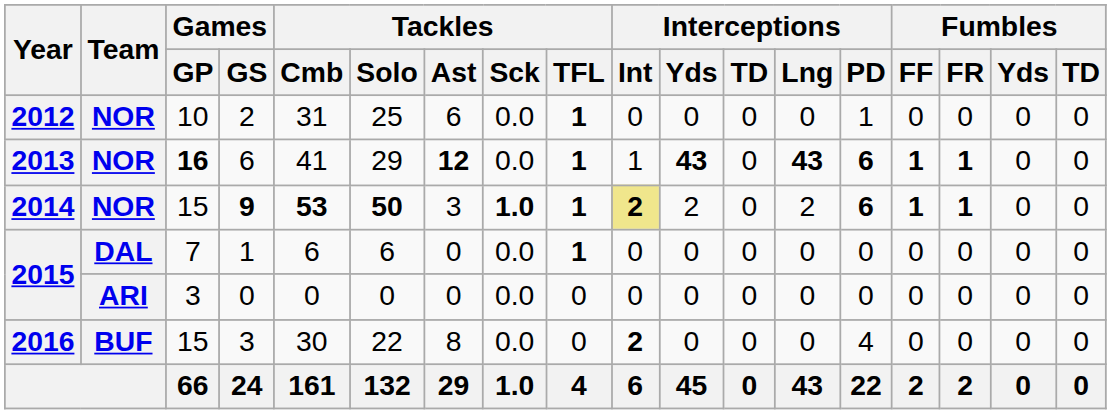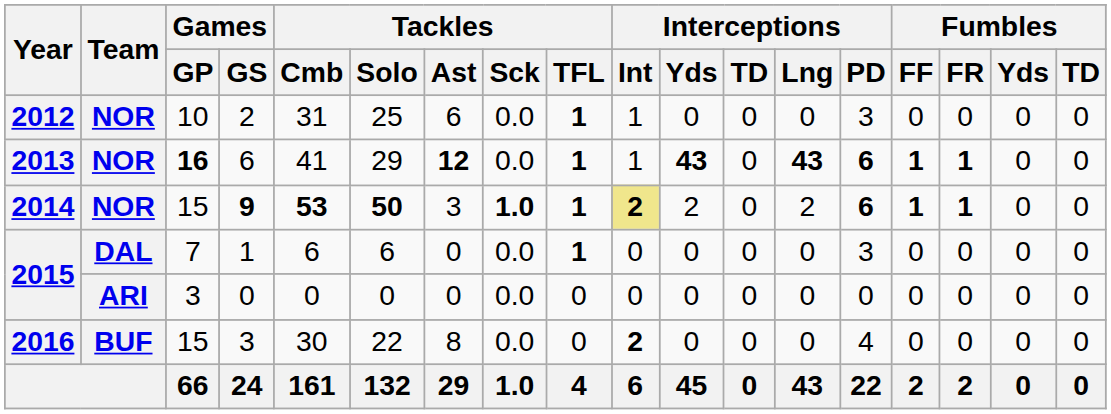(635, 116) 0 -> (635, 116) 1
(866, 116) 1 -> (866, 116) 3
(866, 251) 0 -> (866, 251) 3
